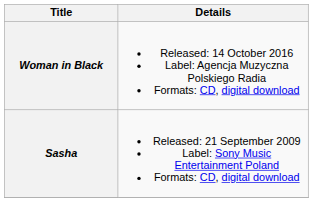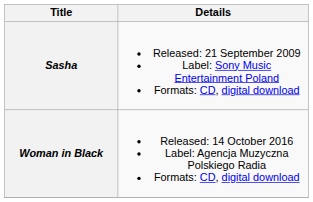rows swapped: (61, 153) <-> (61, 65)
